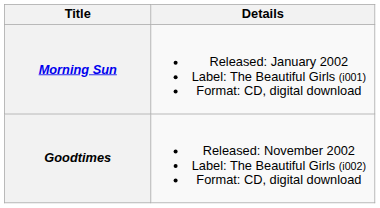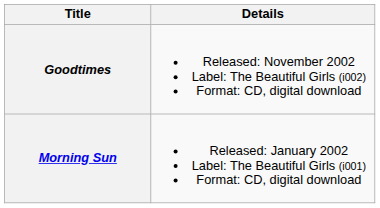rows swapped: (78, 69) <-> (78, 158)
